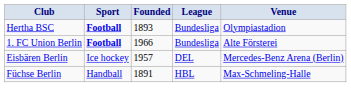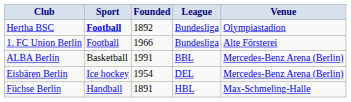(143, 27) 1893 -> (143, 27) 1892
(104, 43) bold -> (103, 43) normal
+ row: (33, 58)
(143, 58) 1957 -> (143, 74) 1954
